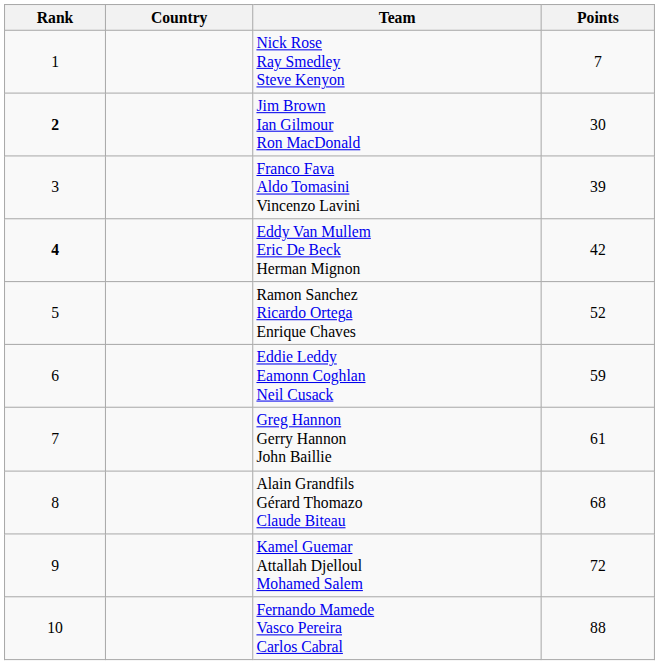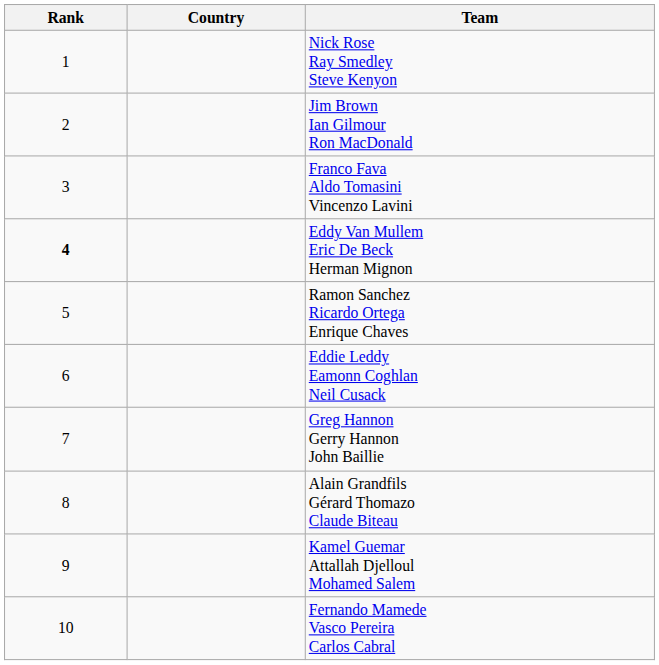- column: (598, 17)
(55, 124) bold -> (66, 124) normal
